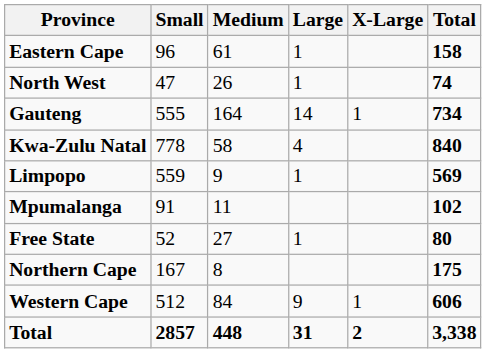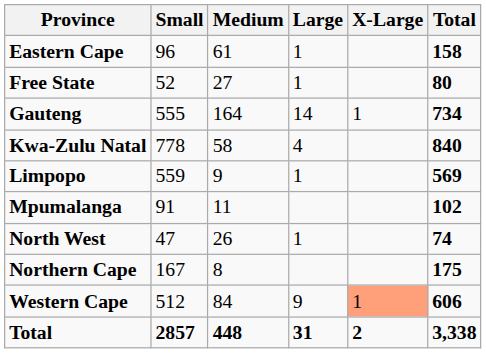rows swapped: (52, 238) <-> (57, 82)
(357, 301) no background -> (357, 301) lightsalmon background
